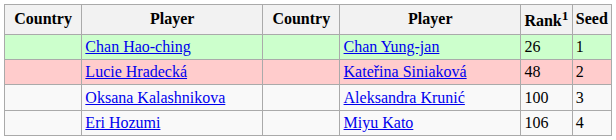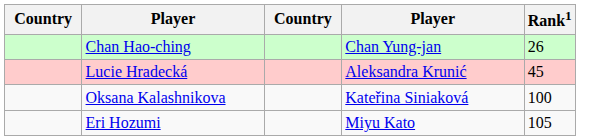- column: (592, 19)
(405, 72) Kateřina Siniaková -> (406, 72) Aleksandra Krunić
(532, 72) 48 -> (536, 72) 45
(404, 97) Aleksandra Krunić -> (407, 97) Kateřina Siniaková
(536, 123) 106 -> (540, 123) 105
